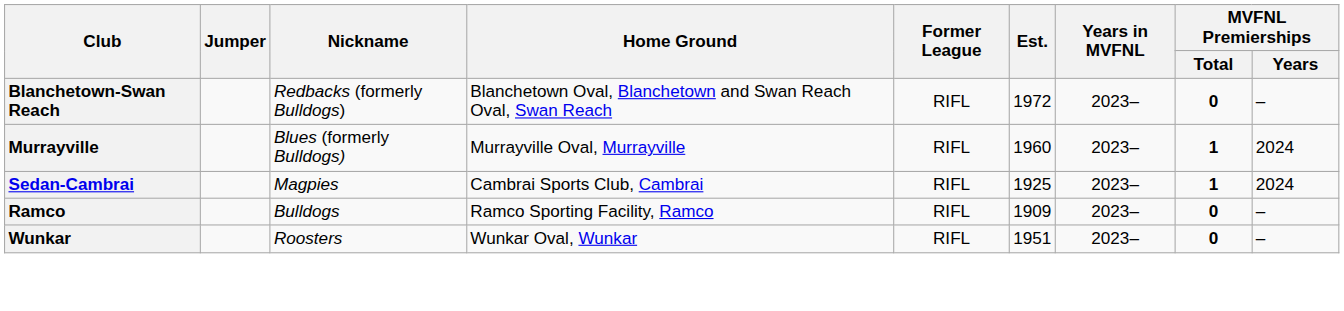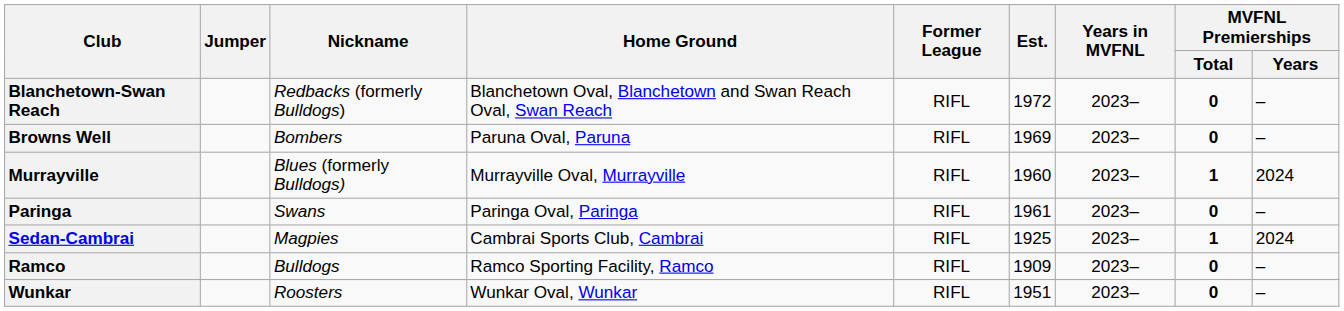+ row: (60, 138)
+ row: (40, 211)
